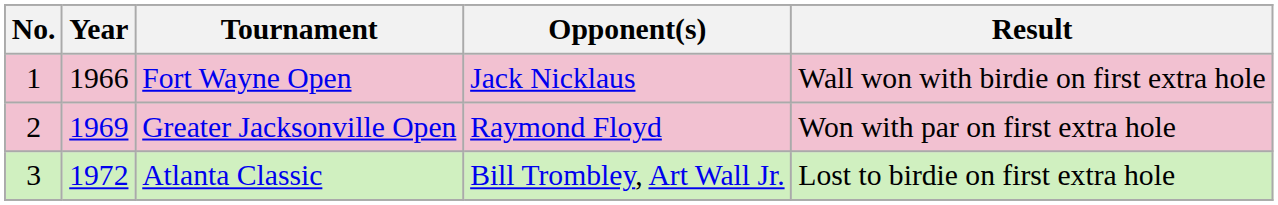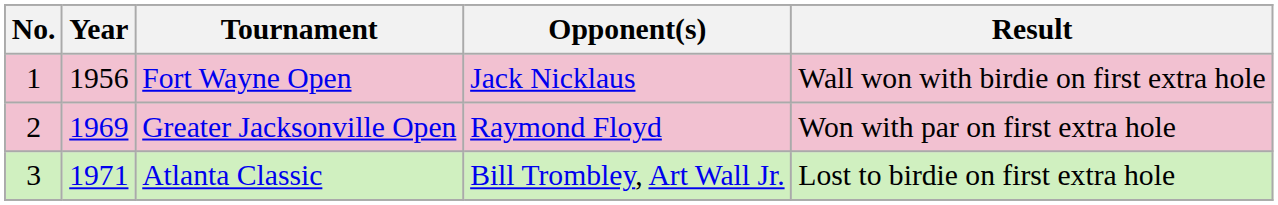(99, 77) 1966 -> (99, 77) 1956
(99, 175) 1972 -> (99, 175) 1971
